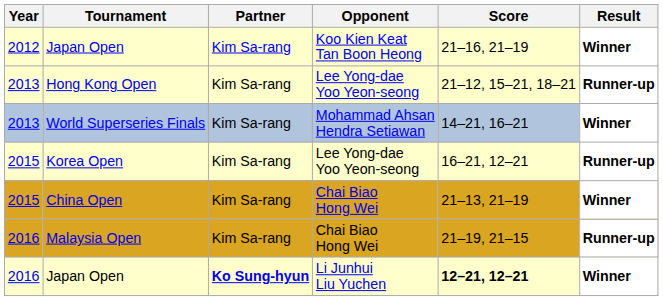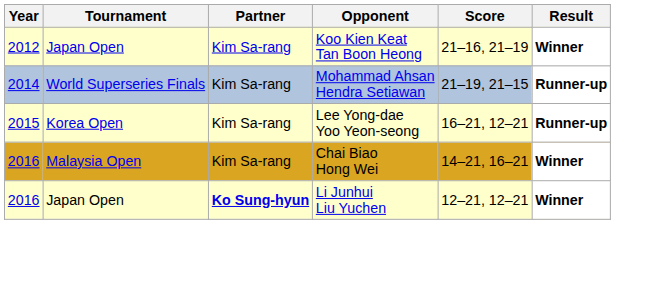- row: (101, 85)
(24, 123) 2013 -> (24, 85) 2014
(485, 123) 14–21, 16–21 -> (485, 85) 21–19, 21–15
(607, 123) Winner -> (571, 85) Runner-up
- row: (84, 200)
(485, 238) 21–19, 21–15 -> (485, 162) 14–21, 16–21
(619, 238) Runner-up -> (559, 162) Winner
(485, 277) bold -> (485, 200) normal
